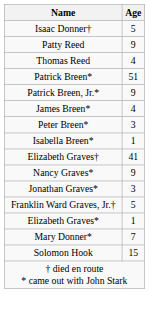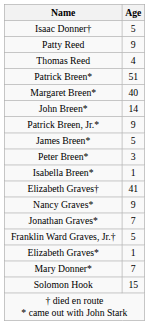+ row: (63, 92)
+ row: (63, 108)
(133, 108) 4 -> (133, 141) 5
(133, 189) 3 -> (133, 221) 7
